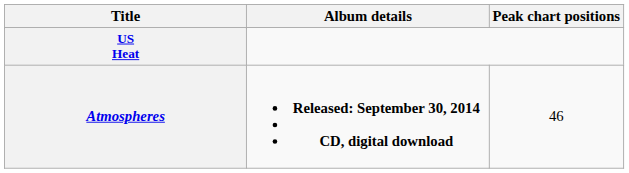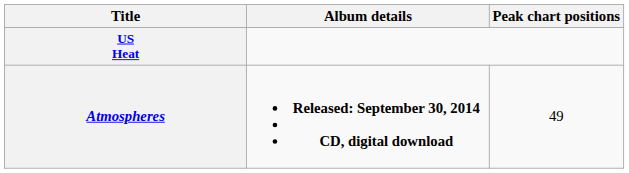(556, 116) 46 -> (556, 116) 49
